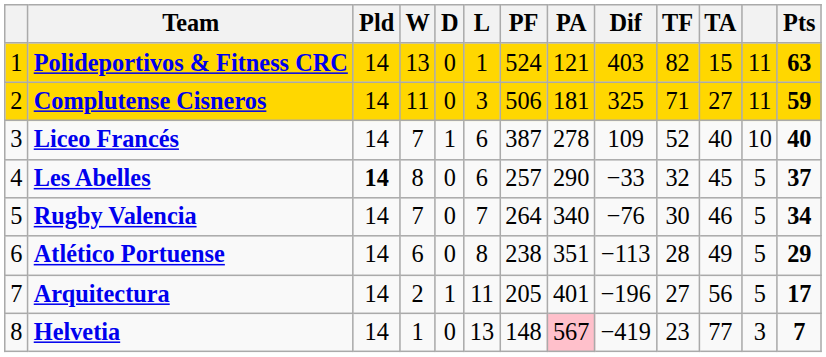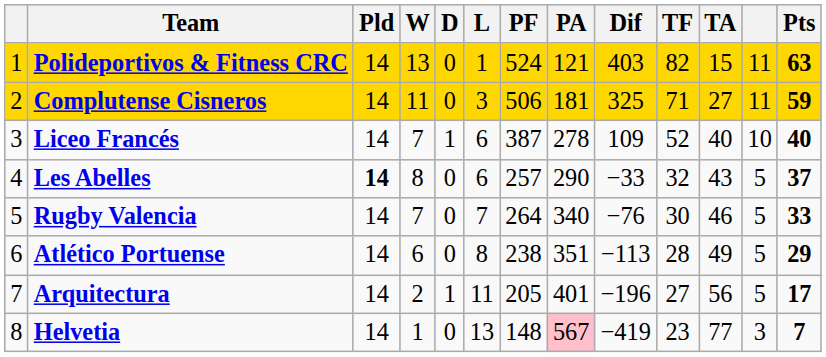(720, 178) 45 -> (720, 178) 43
(799, 216) 34 -> (799, 216) 33
